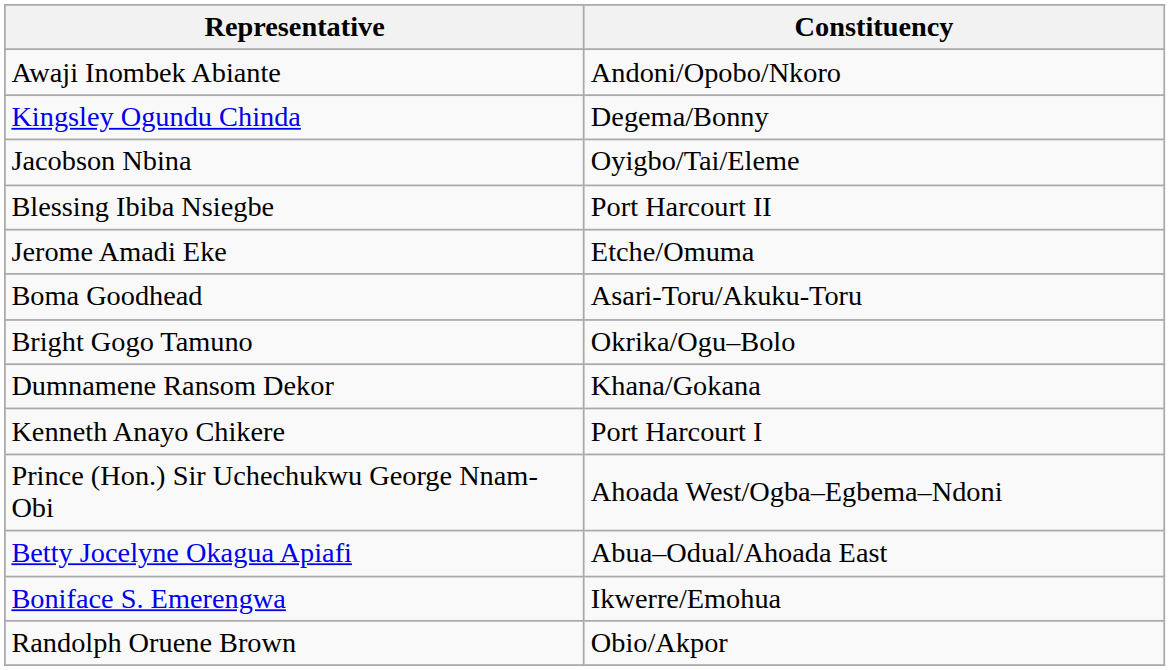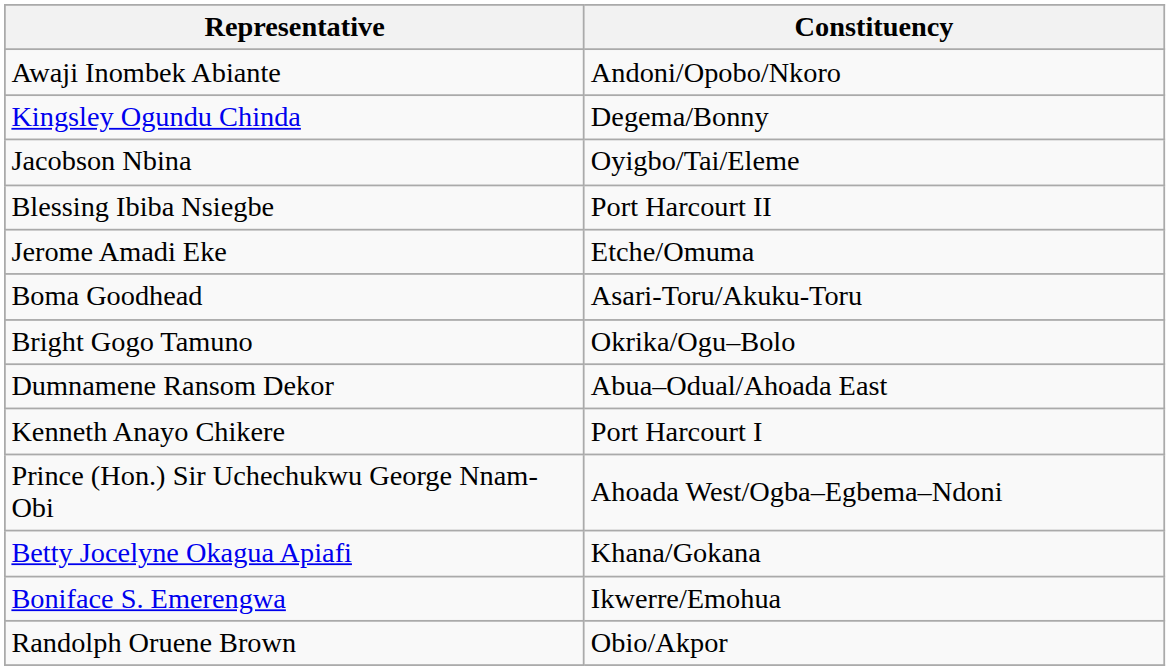(676, 386) Khana/Gokana -> (739, 386) Abua–Odual/Ahoada East
(739, 552) Abua–Odual/Ahoada East -> (676, 552) Khana/Gokana
